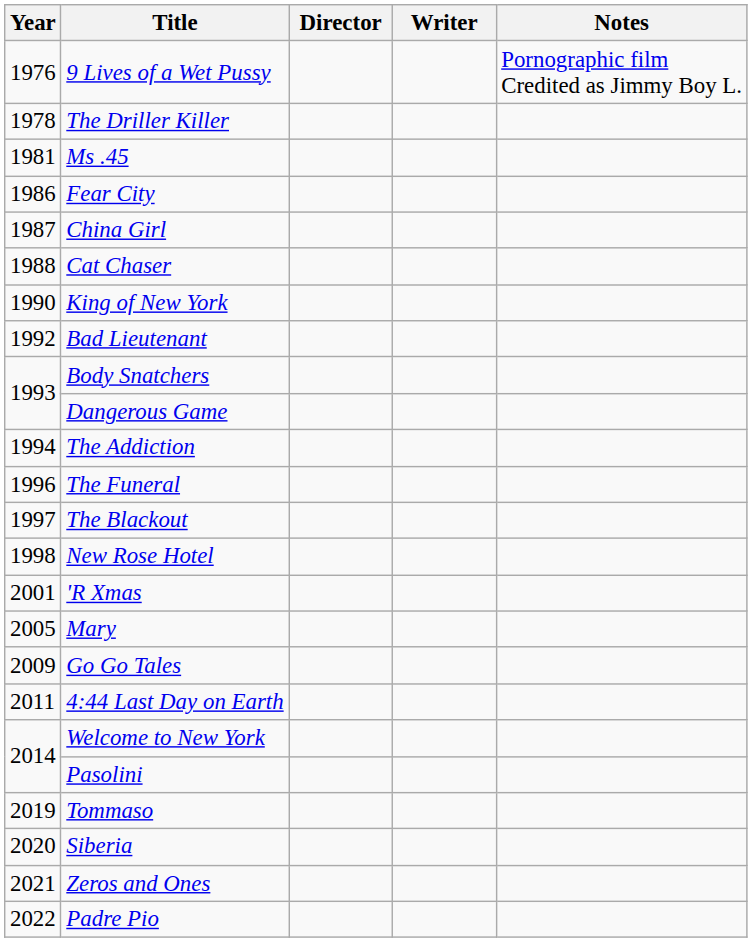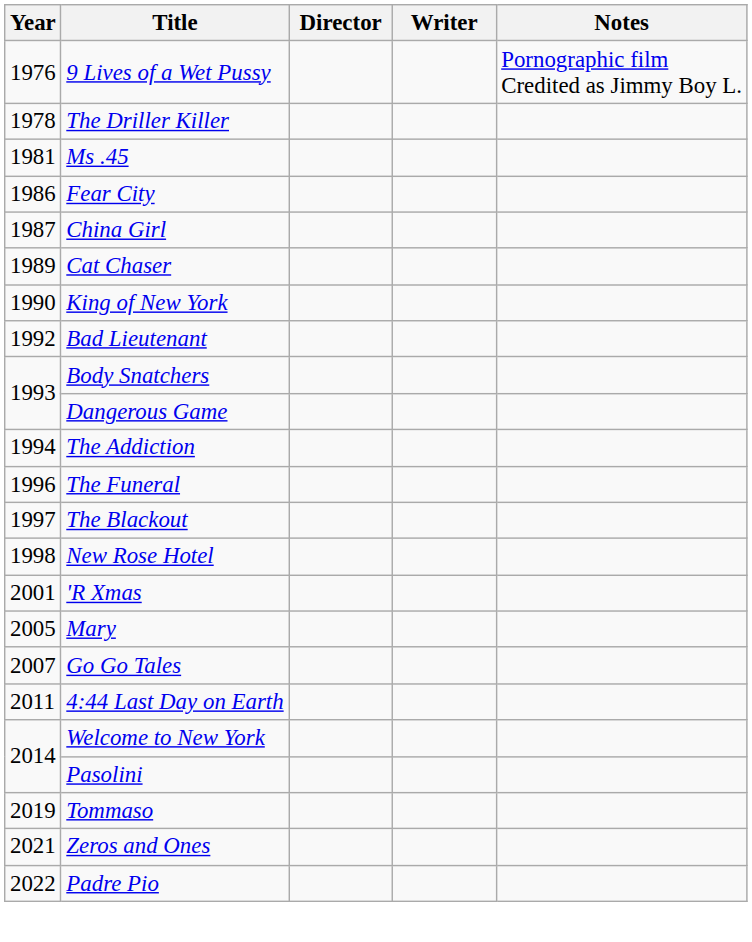(33, 266) 1988 -> (33, 266) 1989
(33, 665) 2009 -> (33, 665) 2007
- row: (99, 846)
